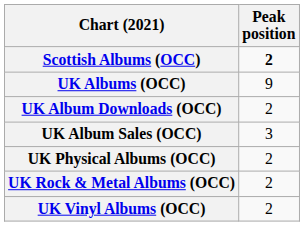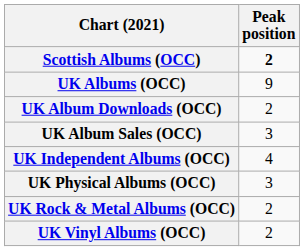+ row: (122, 158)
(269, 158) 2 -> (269, 183) 3
